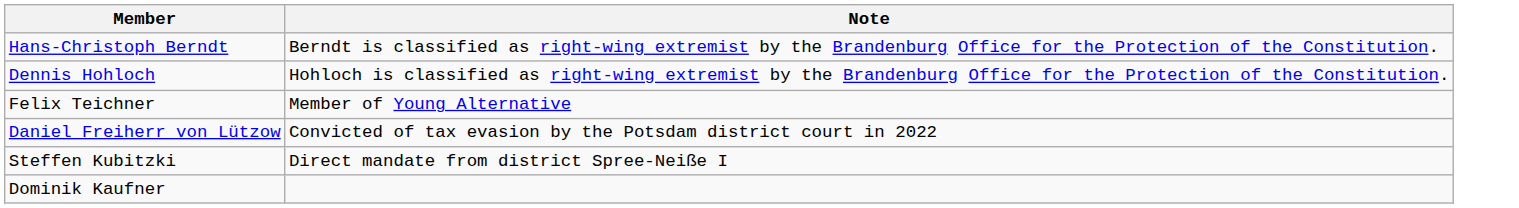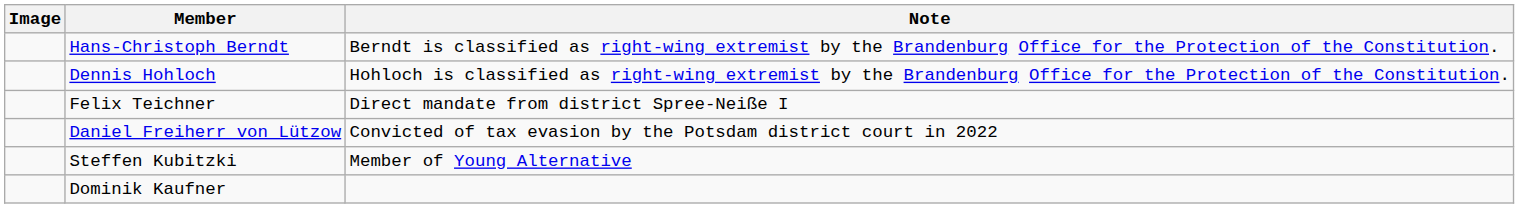+ column: (35, 19)
(430, 104) Member of Young Alternative -> (569, 104) Direct mandate from district Spree-Neiße I
(508, 161) Direct mandate from district Spree-Neiße I -> (491, 161) Member of Young Alternative
